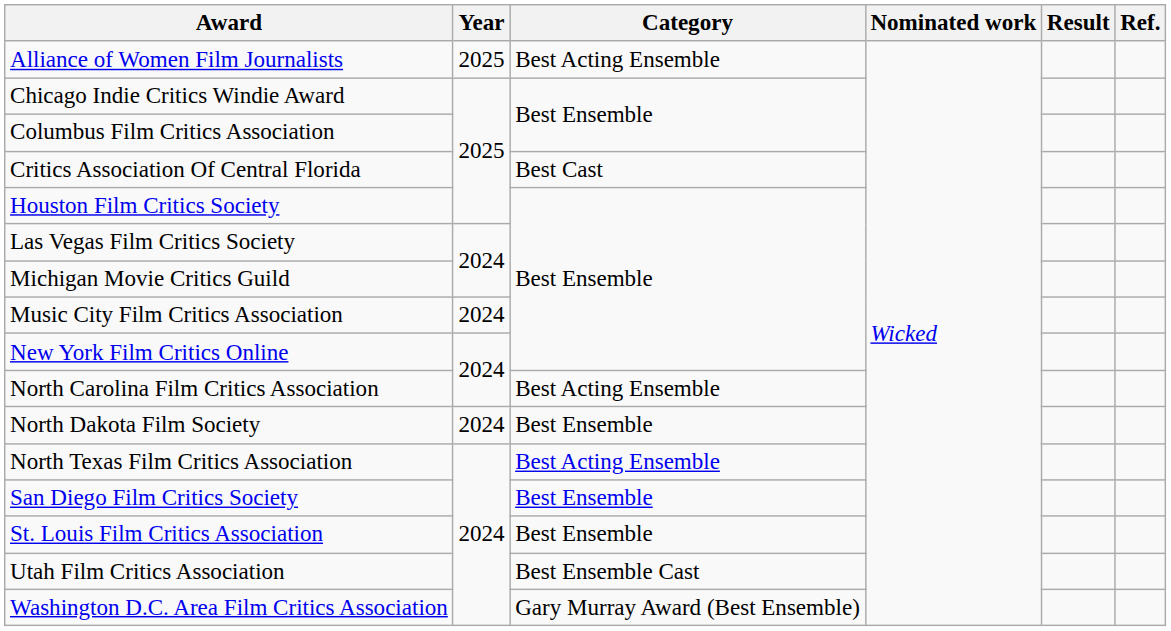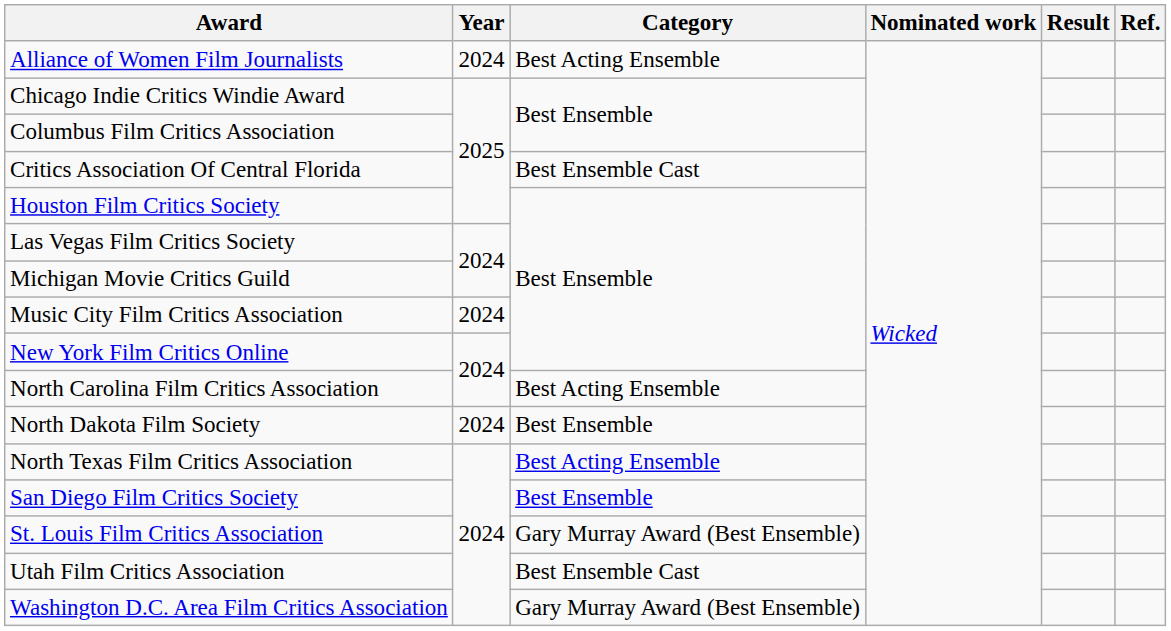(481, 59) 2025 -> (481, 59) 2024
(559, 168) Best Cast -> (607, 168) Best Ensemble Cast
(584, 534) Best Ensemble -> (687, 534) Gary Murray Award (Best Ensemble)
